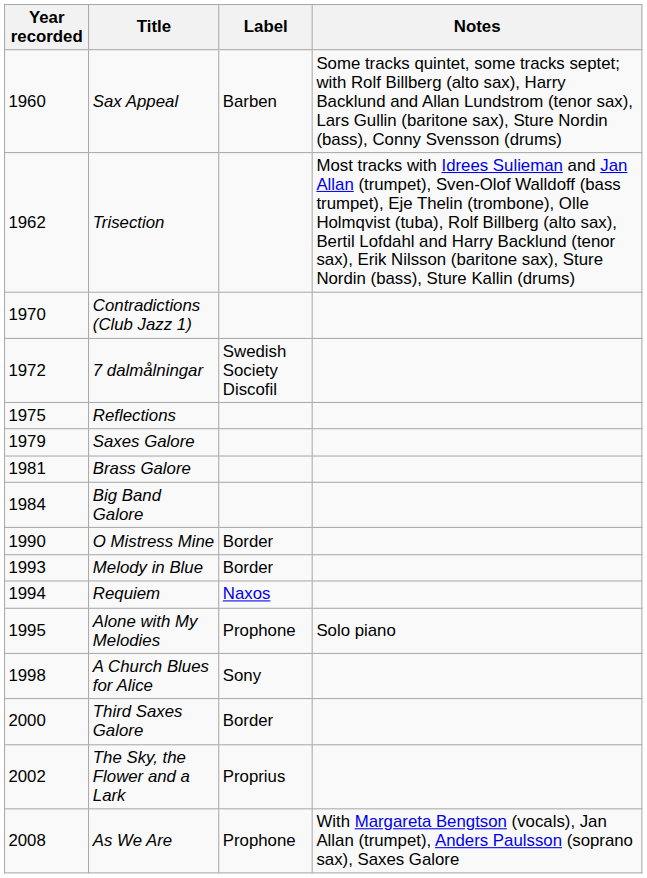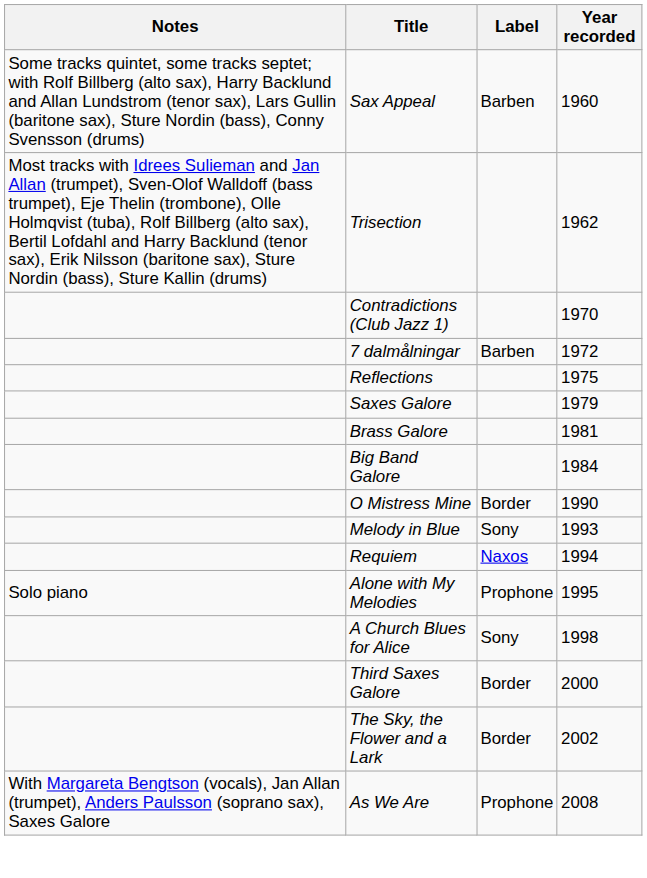columns swapped: (47, 27) <-> (477, 27)
(255, 370) Swedish Society Discofil -> (508, 351) Barben
(248, 567) Border -> (500, 529) Sony
(254, 776) Proprius -> (506, 738) Border
